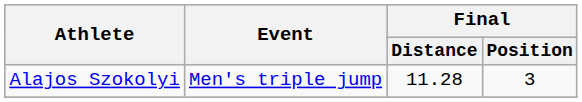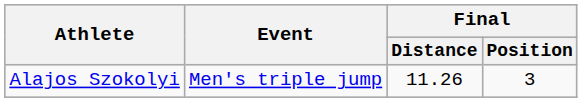(434, 81) 11.28 -> (434, 81) 11.26
